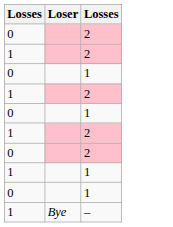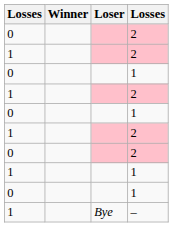+ column: (68, 14)
